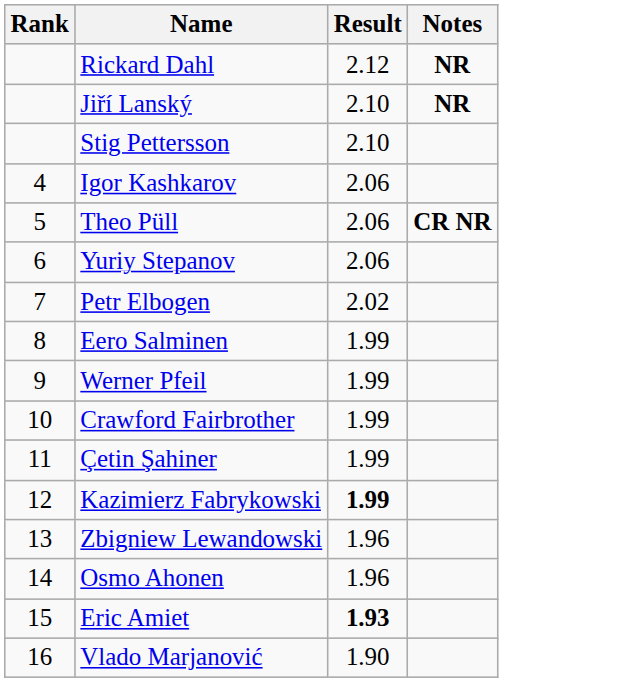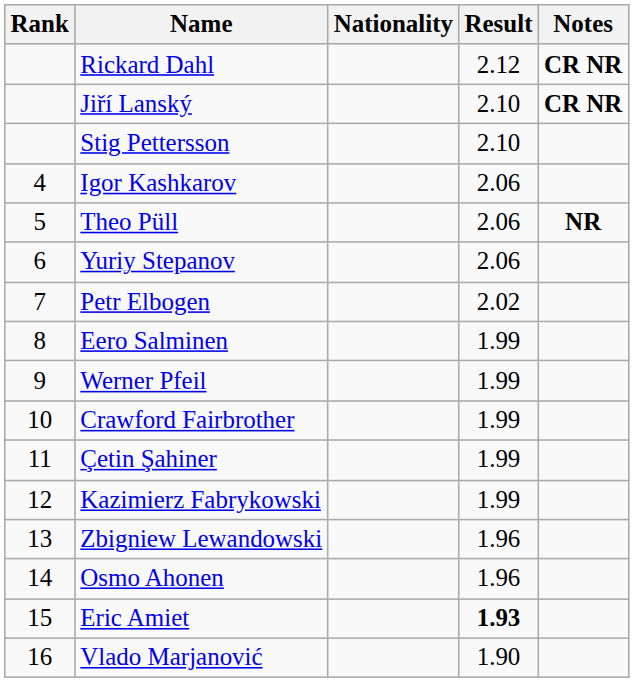+ column: (393, 24)
(452, 63) NR -> (583, 63) CR NR
(452, 103) NR -> (583, 103) CR NR
(452, 222) CR NR -> (583, 222) NR
(368, 499) bold -> (498, 499) normal
